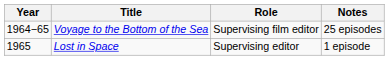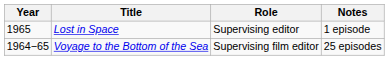rows swapped: (131, 30) <-> (86, 47)
